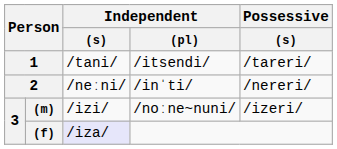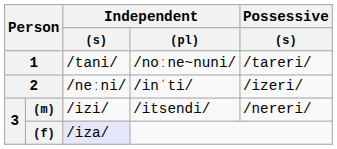(172, 63) /itsendi/ -> (185, 63) /noːne~nuni/
(277, 86) /nereri/ -> (273, 86) /izeri/
(185, 109) /noːne~nuni/ -> (172, 109) /itsendi/
(273, 109) /izeri/ -> (277, 109) /nereri/
